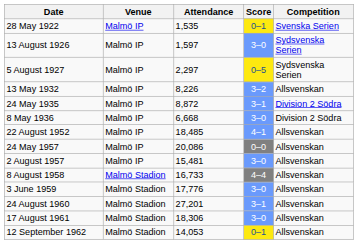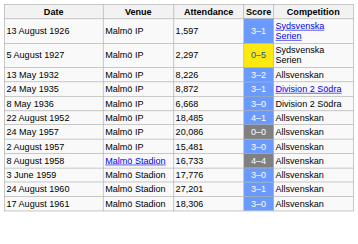- row: (33, 26)
(259, 46) 3–0 -> (259, 31) 3–1
- row: (46, 233)
